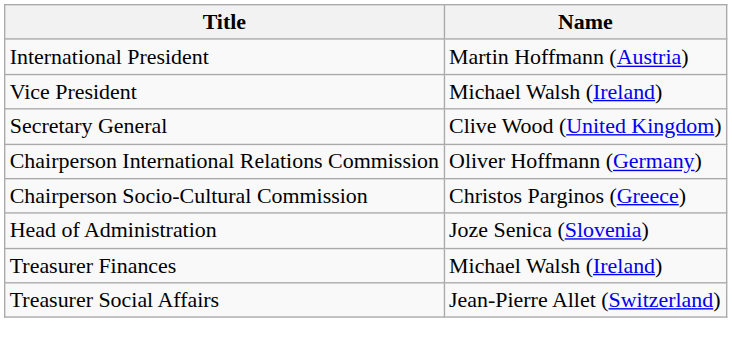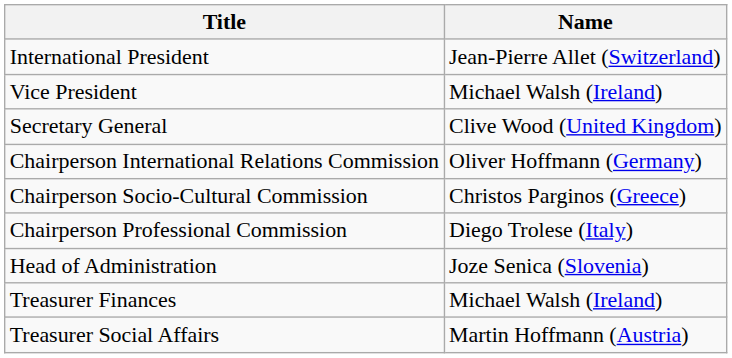(569, 56) Martin Hoffmann (Austria) -> (585, 56) Jean-Pierre Allet (Switzerland)
+ row: (178, 230)
(585, 299) Jean-Pierre Allet (Switzerland) -> (569, 334) Martin Hoffmann (Austria)
